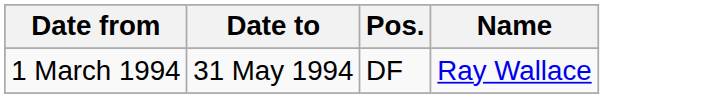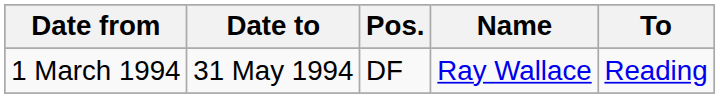+ column: (656, 26)
